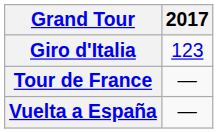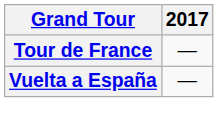- row: (83, 50)
